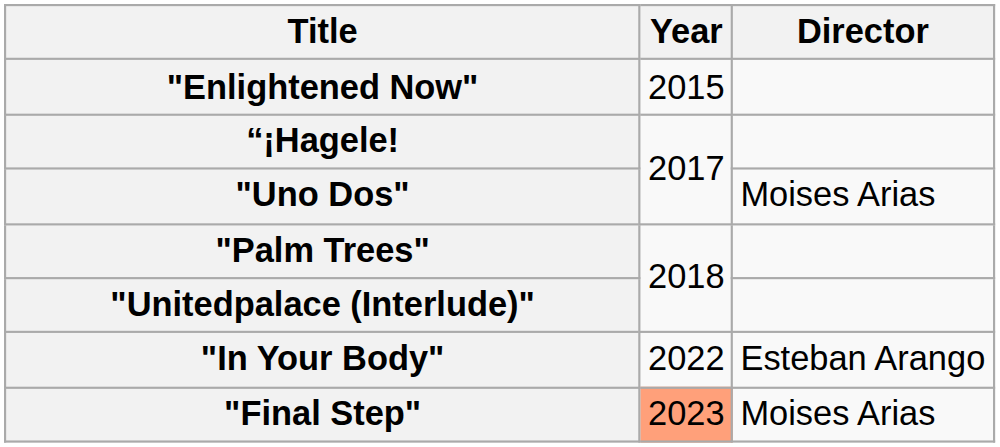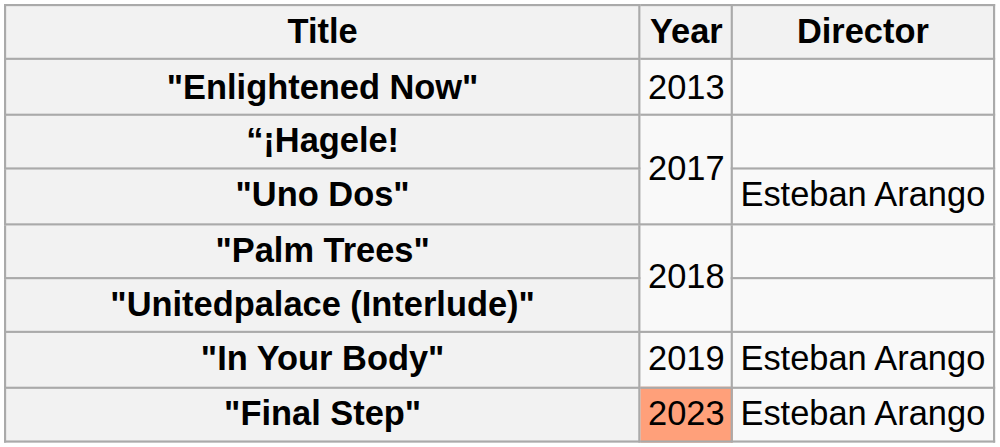(686, 86) 2015 -> (686, 86) 2013
(838, 195) Moises Arias -> (863, 195) Esteban Arango
(686, 359) 2022 -> (686, 359) 2019
(838, 413) Moises Arias -> (863, 413) Esteban Arango
